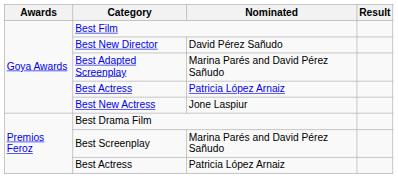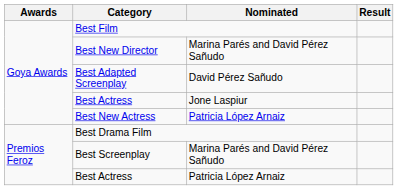(236, 45) David Pérez Sañudo -> (259, 50) Marina Parés and David Pérez Sañudo
(259, 67) Marina Parés and David Pérez Sañudo -> (236, 78) David Pérez Sañudo
(237, 89) Patricia López Arnaiz -> (218, 100) Jone Laspiur
(218, 105) Jone Laspiur -> (237, 116) Patricia López Arnaiz
